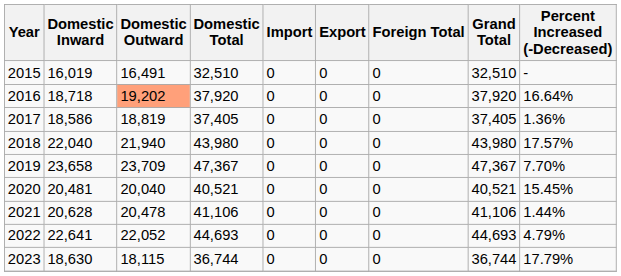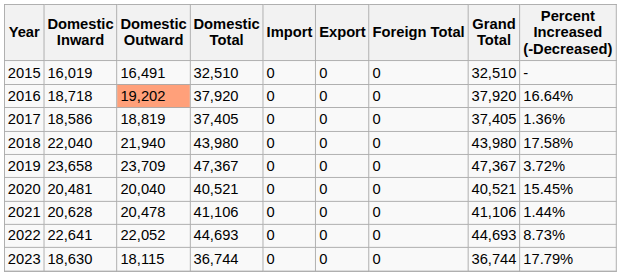(548, 142) 17.57% -> (548, 142) 17.58%
(544, 166) 7.70% -> (544, 166) 3.72%
(544, 236) 4.79% -> (544, 236) 8.73%
